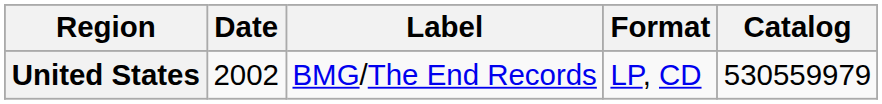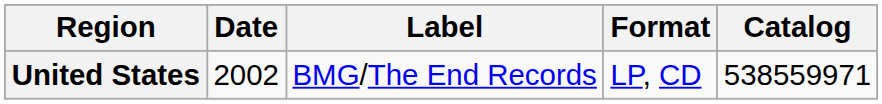(797, 74) 530559979 -> (797, 74) 538559971
